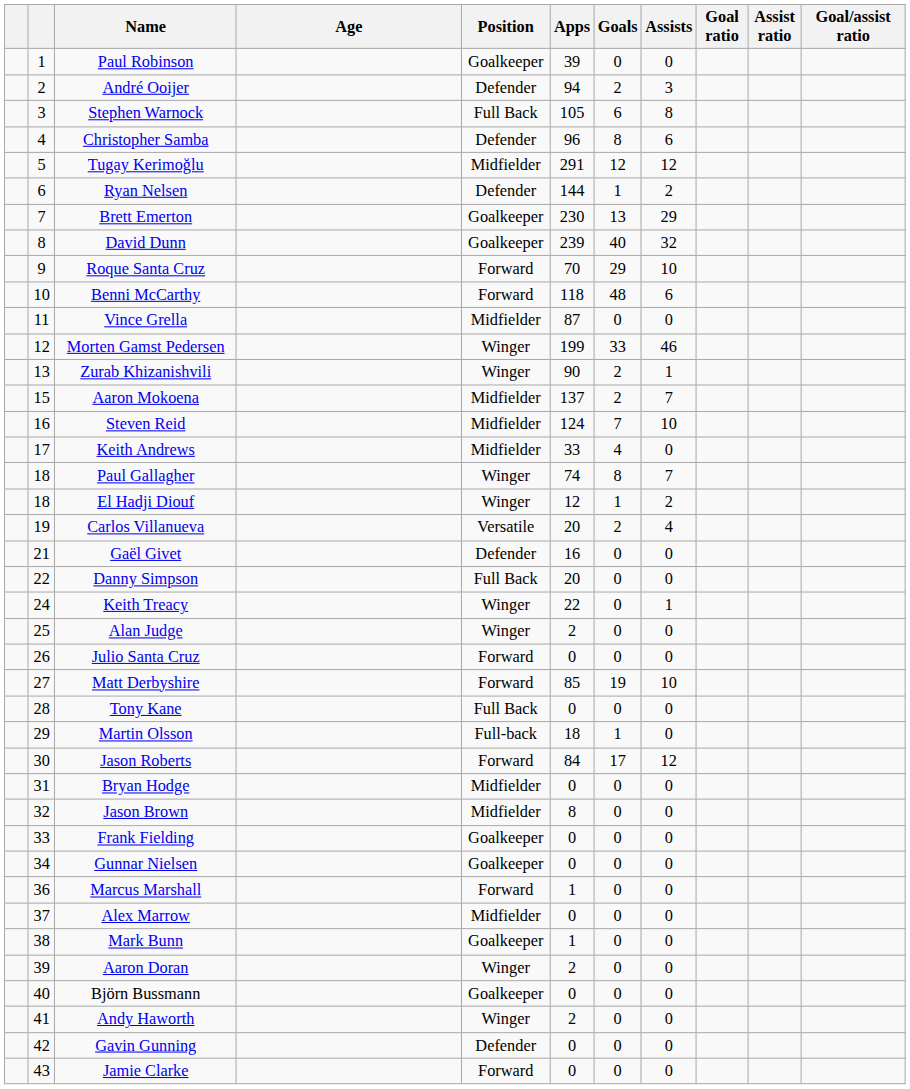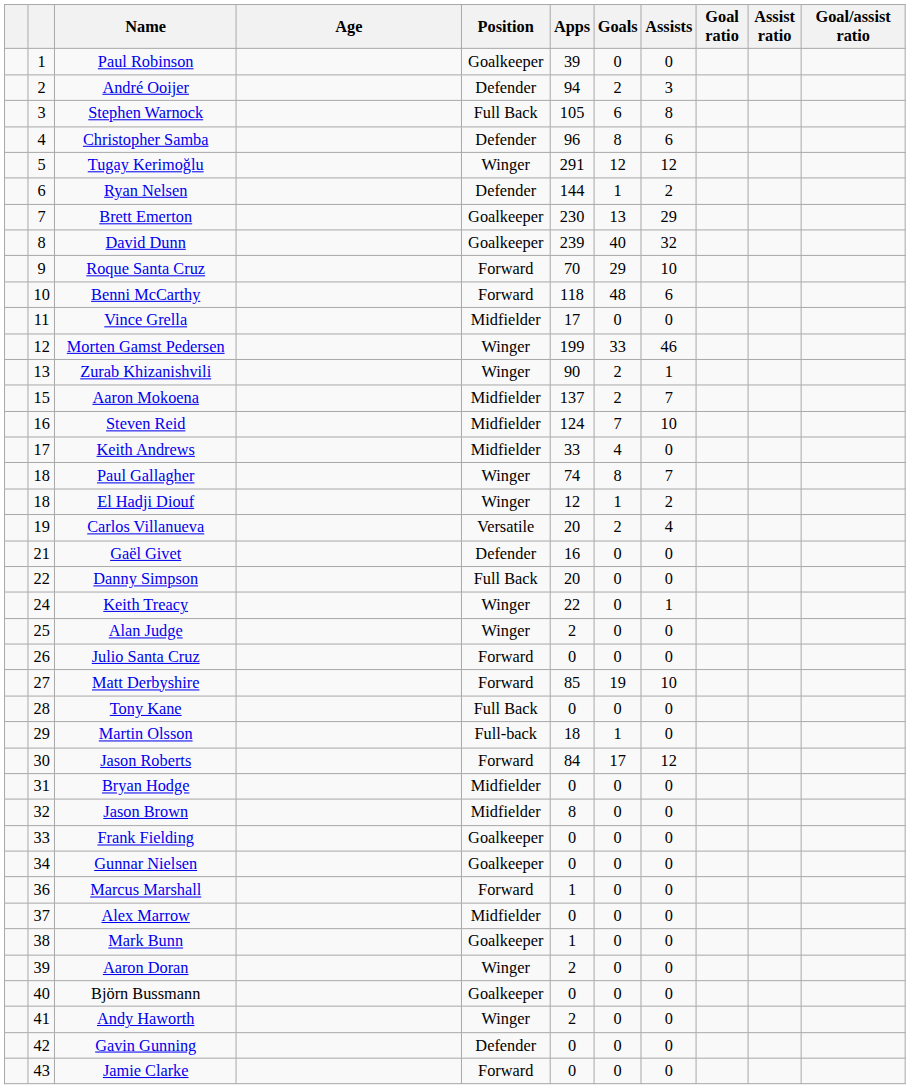(506, 165) Midfielder -> (506, 165) Winger
(572, 320) 87 -> (572, 320) 17
